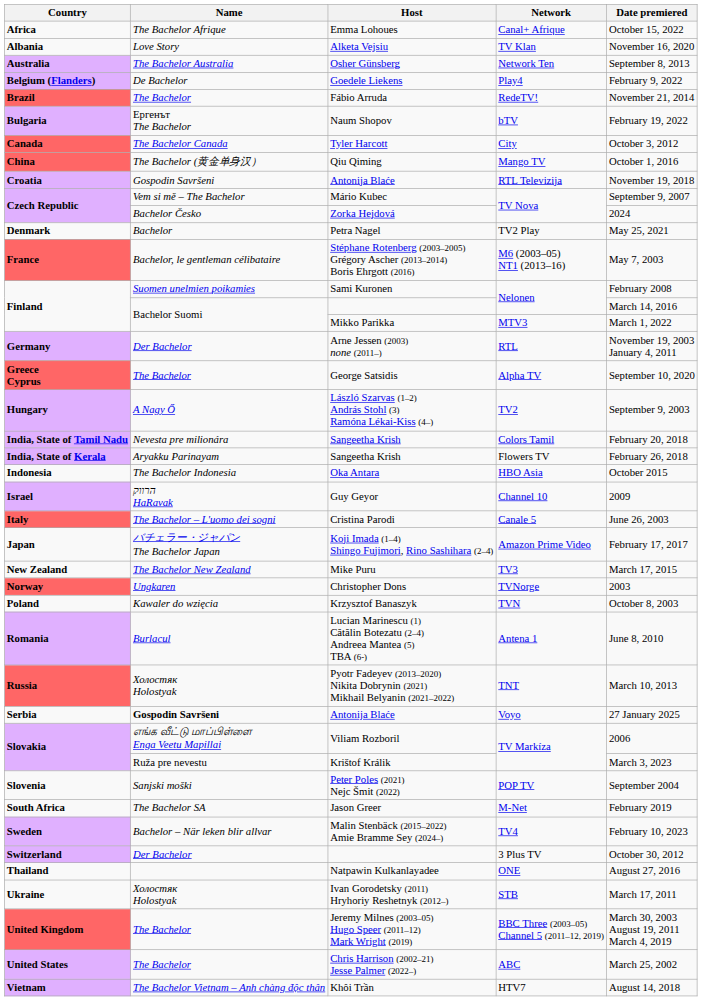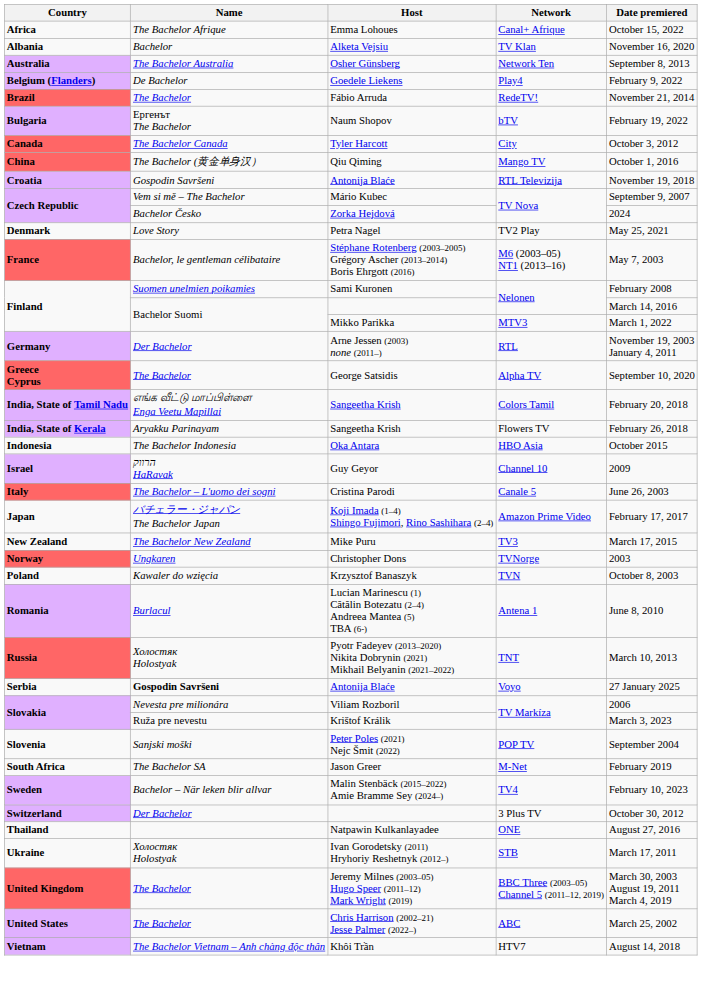(156, 47) Love Story -> (153, 47) Bachelor
(153, 231) Bachelor -> (156, 231) Love Story
- row: (382, 410)
(181, 439) Nevesta pre milionára -> (192, 405) எங்க வீட்டு மாப்பிள்ளை Enga Veetu Mapillai
(192, 738) எங்க வீட்டு மாப்பிள்ளை Enga Veetu Mapillai -> (181, 704) Nevesta pre milionára
